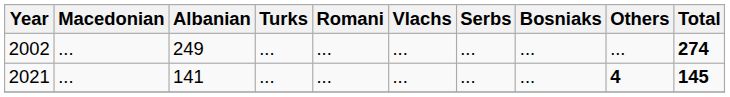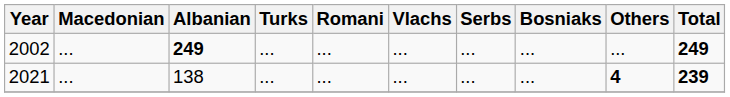(188, 48) normal -> (188, 48) bold
(693, 48) 274 -> (693, 48) 249
(188, 77) 141 -> (188, 77) 138
(693, 77) 145 -> (693, 77) 239
